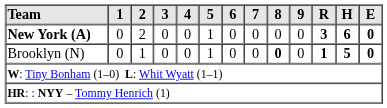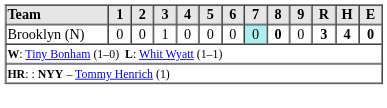- row: (49, 34)
(142, 53) 1 -> (142, 34) 0
(165, 53) 0 -> (165, 34) 1
(210, 53) 1 -> (210, 34) 0
(256, 53) no background -> (256, 34) paleturquoise background
(324, 53) 1 -> (324, 34) 3
(347, 53) 5 -> (347, 34) 4
